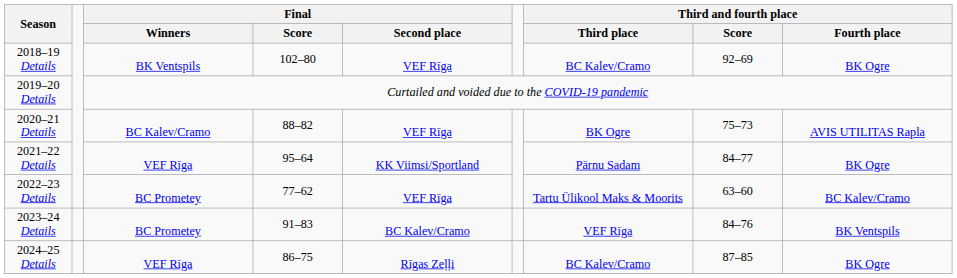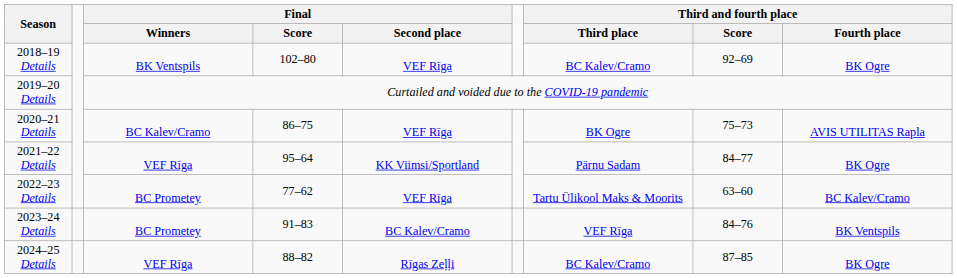(298, 125) 88–82 -> (298, 125) 86–75
(298, 257) 86–75 -> (298, 257) 88–82
